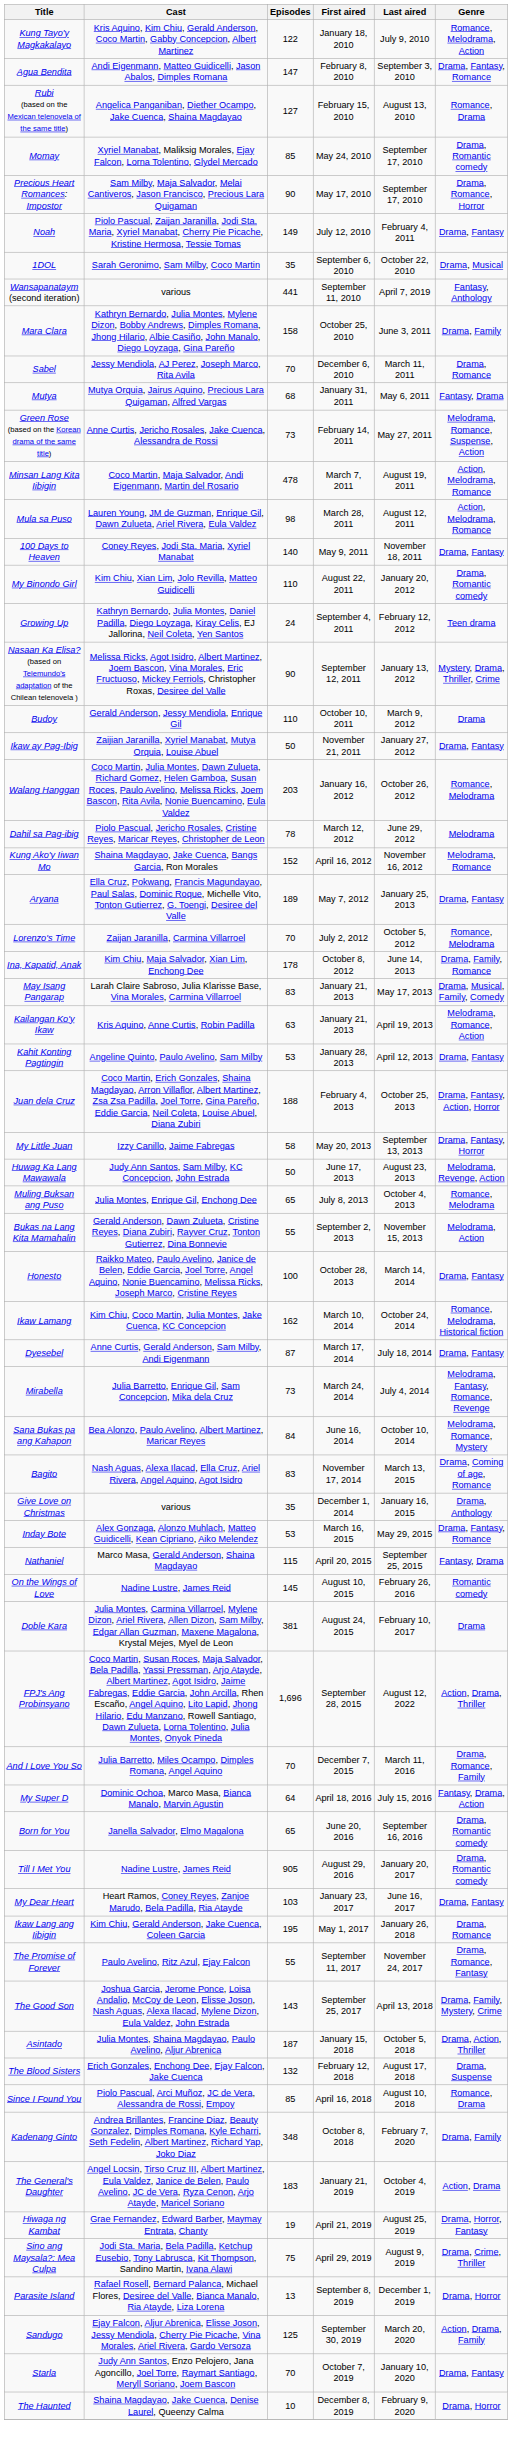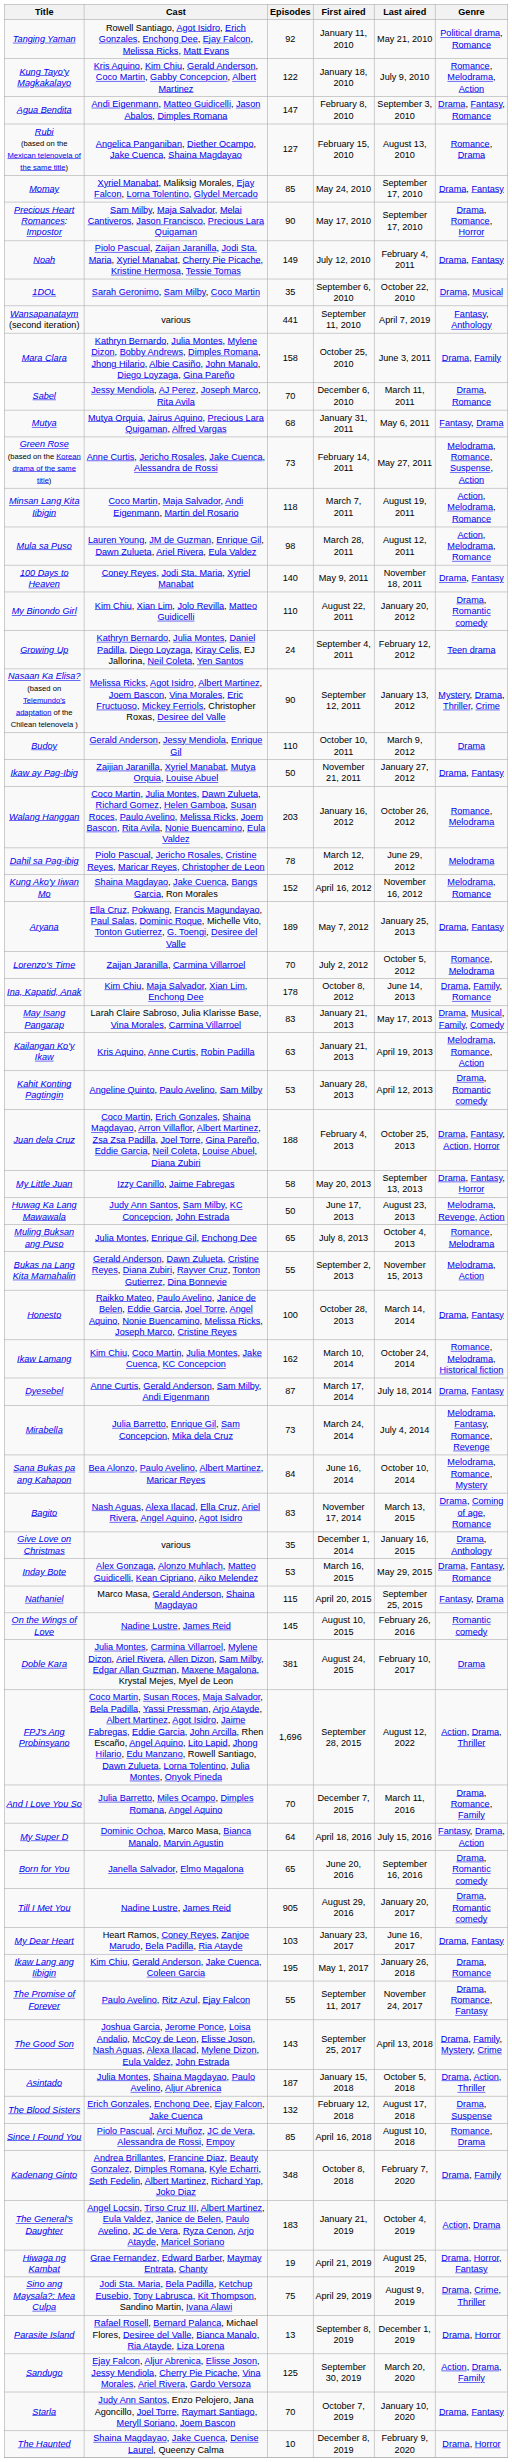+ row: (44, 39)
(471, 156) Drama, Romantic comedy -> (471, 188) Drama, Fantasy
(290, 480) 478 -> (290, 507) 118
(471, 1057) Drama, Fantasy -> (471, 1090) Drama, Romantic comedy
